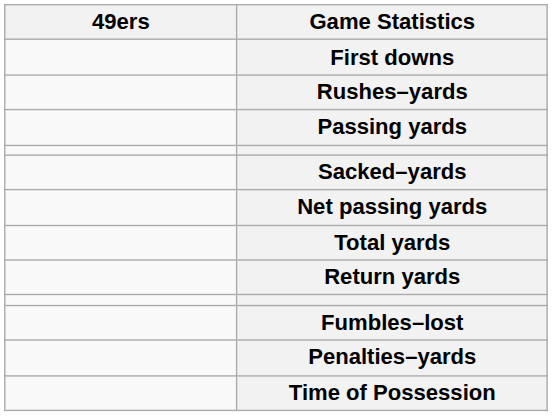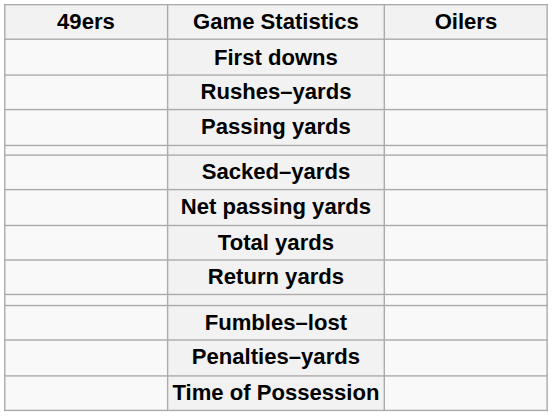+ column: (466, 22)
